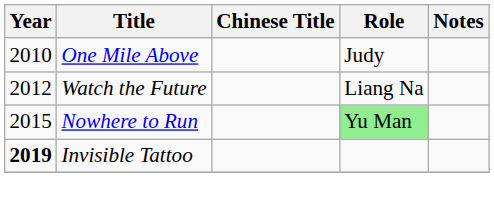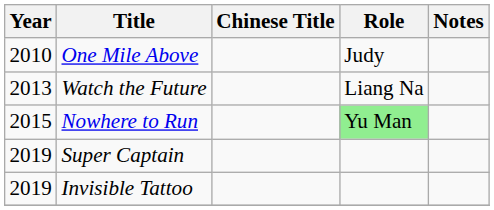(31, 88) 2012 -> (31, 88) 2013
+ row: (123, 155)
(31, 155) bold -> (31, 188) normal
